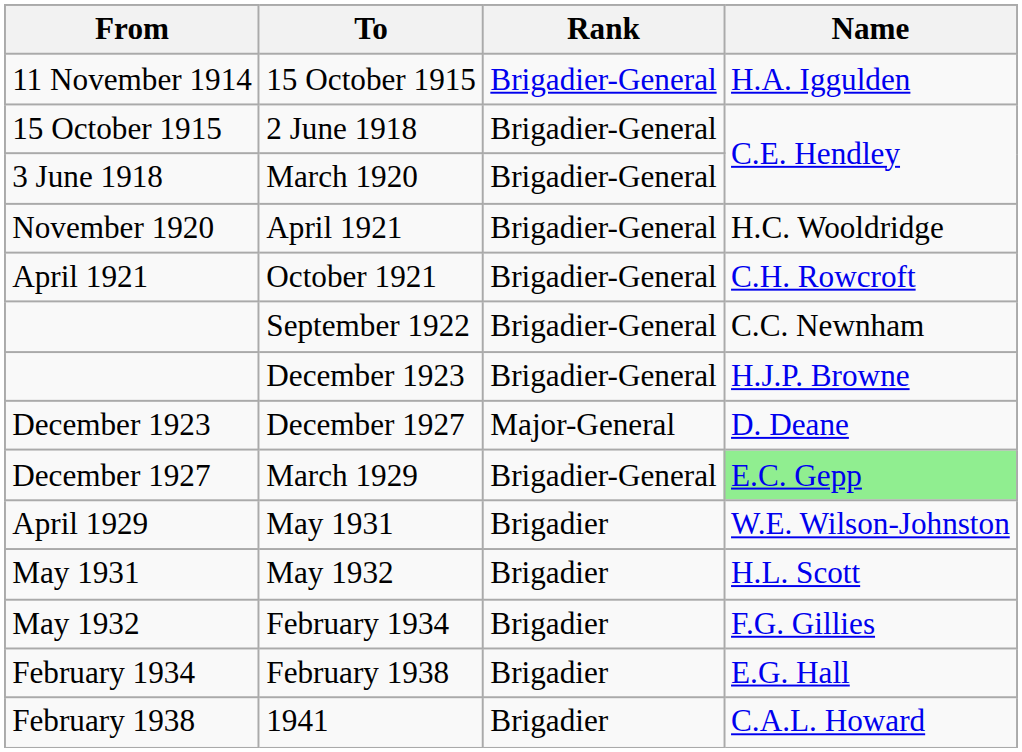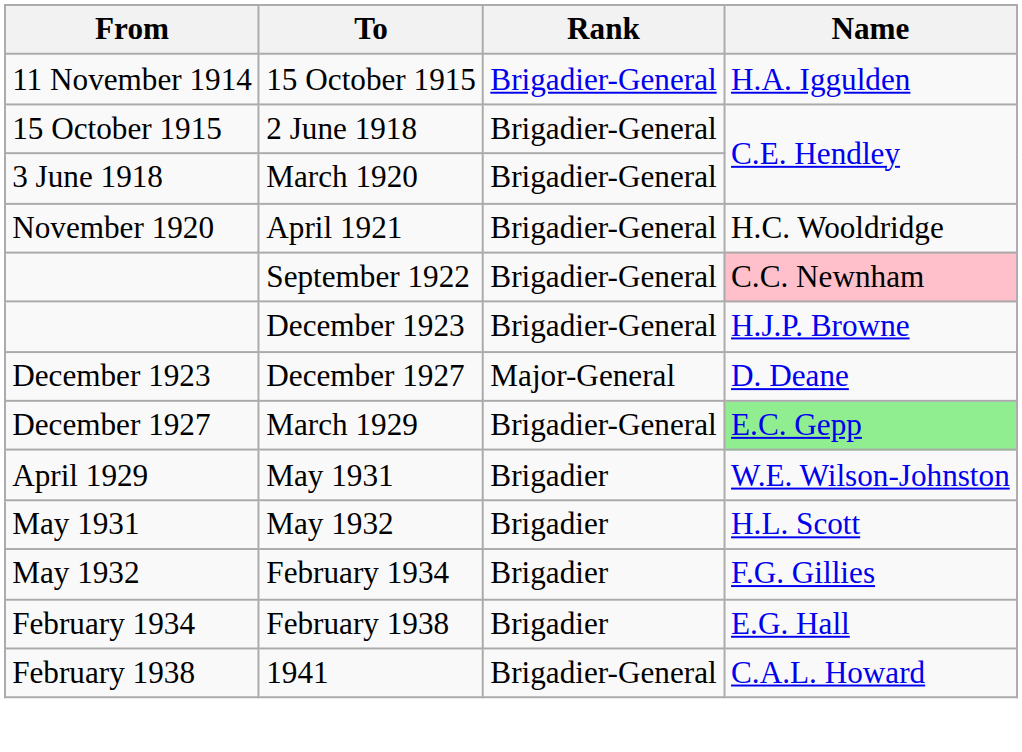- row: (352, 276)
(828, 326) no background -> (828, 276) pink background
(549, 721) Brigadier -> (604, 672) Brigadier-General
